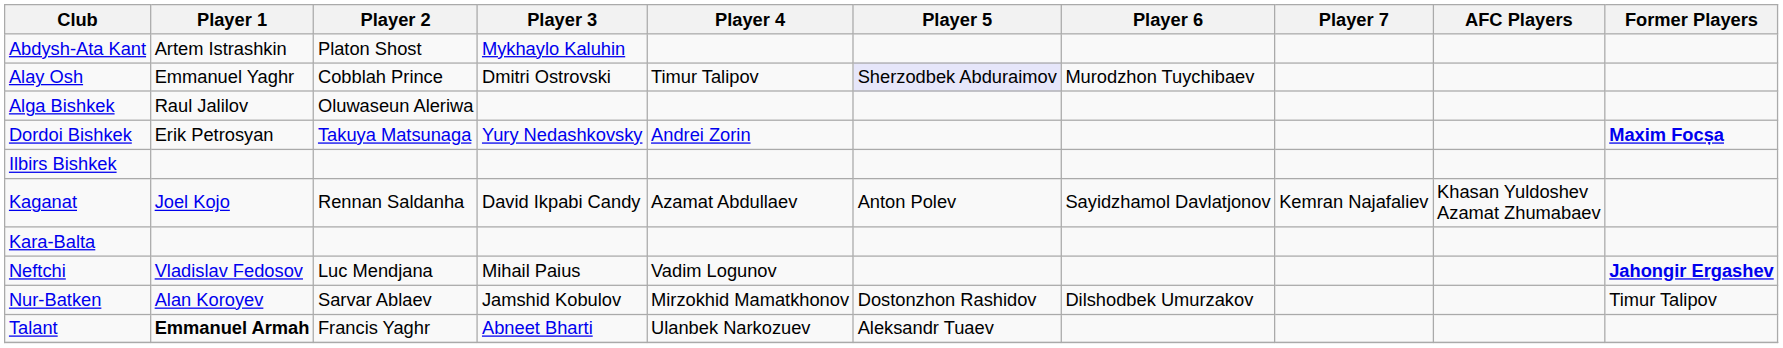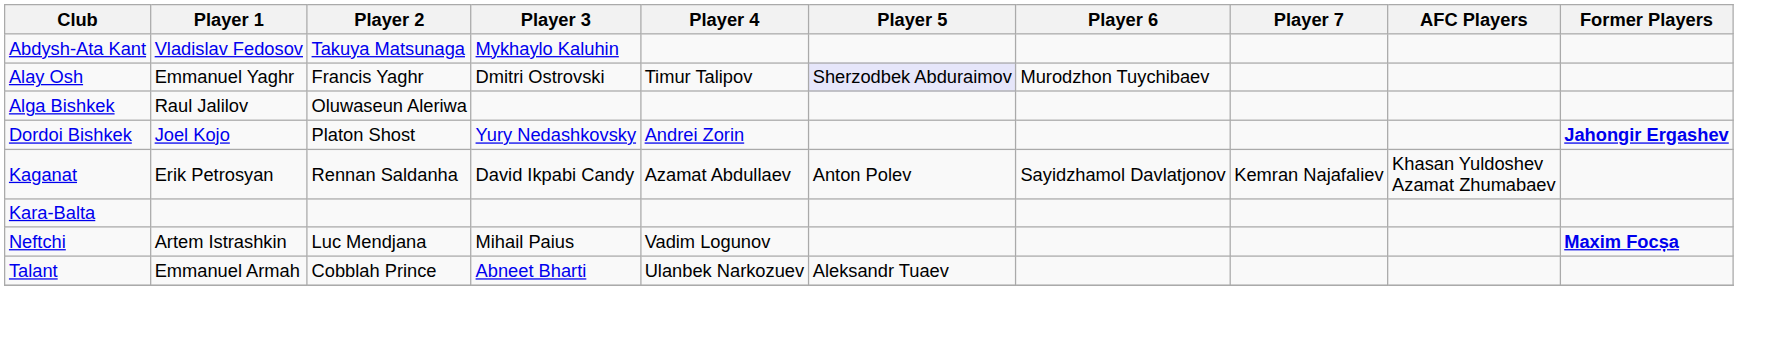(221, 48) Artem Istrashkin -> (229, 48) Vladislav Fedosov
(370, 48) Platon Shost -> (388, 48) Takuya Matsunaga
(380, 77) Cobblah Prince -> (368, 77) Francis Yaghr
(214, 135) Erik Petrosyan -> (192, 135) Joel Kojo
(395, 135) Takuya Matsunaga -> (363, 135) Platon Shost
(1667, 135) Maxim Focșa -> (1647, 135) Jahongir Ergashev
- row: (63, 164)
(192, 203) Joel Kojo -> (214, 174) Erik Petrosyan
(229, 271) Vladislav Fedosov -> (221, 242) Artem Istrashkin
(1691, 271) Jahongir Ergashev -> (1622, 242) Maxim Focșa
- row: (55, 300)
(232, 329) bold -> (227, 271) normal
(374, 329) Francis Yaghr -> (374, 271) Cobblah Prince
